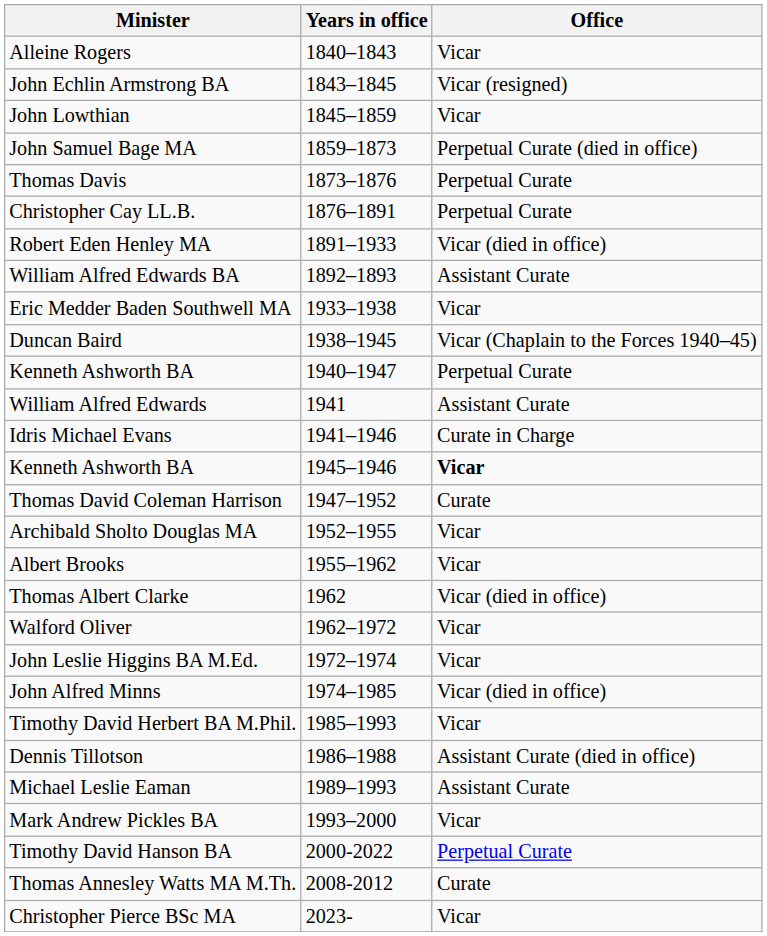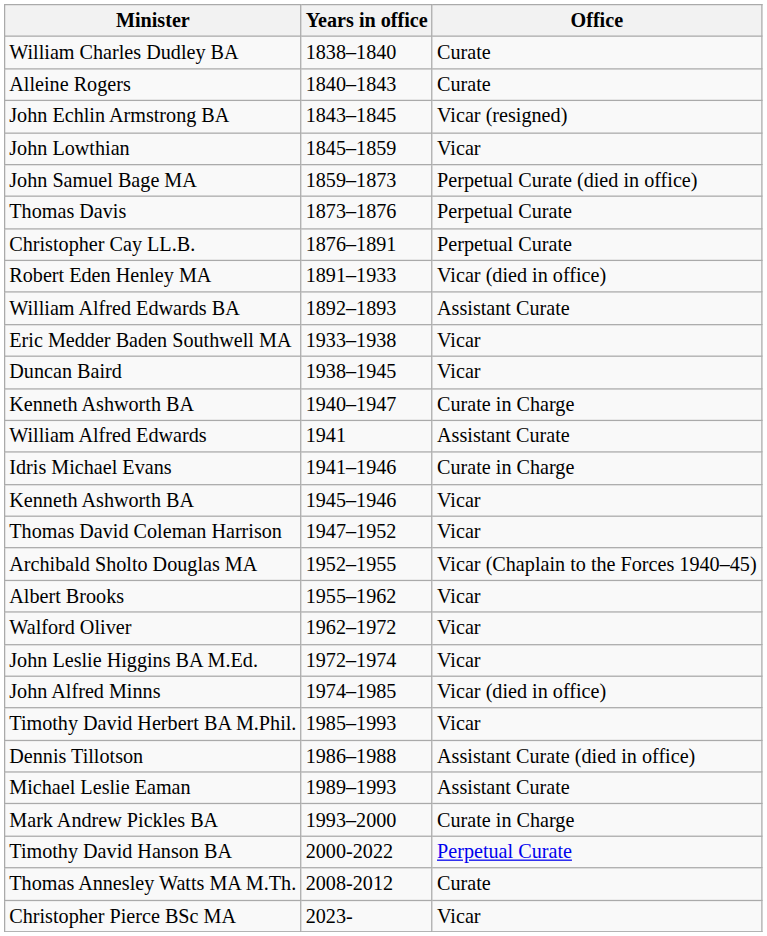+ row: (124, 52)
(459, 52) Vicar -> (464, 84) Curate
(597, 340) Vicar (Chaplain to the Forces 1940–45) -> (459, 372) Vicar
(504, 372) Perpetual Curate -> (506, 404) Curate in Charge
(461, 468) bold -> (459, 500) normal
(464, 500) Curate -> (459, 532) Vicar
(459, 532) Vicar -> (597, 564) Vicar (Chaplain to the Forces 1940–45)
- row: (99, 595)
(459, 819) Vicar -> (506, 819) Curate in Charge
